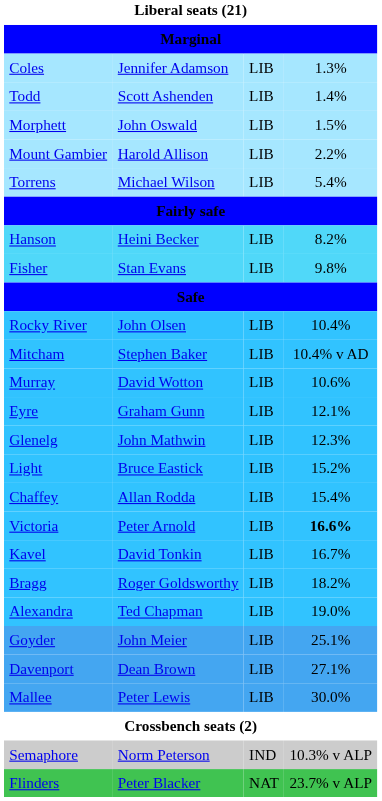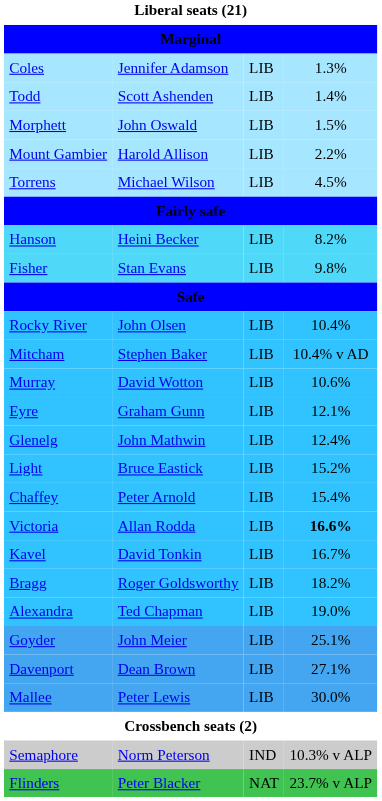(331, 182) 5.4% -> (331, 182) 4.5%
(331, 439) 12.3% -> (331, 439) 12.4%
(157, 496) Allan Rodda -> (157, 496) Peter Arnold
(157, 525) Peter Arnold -> (157, 525) Allan Rodda
